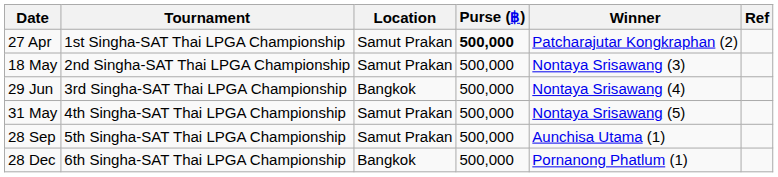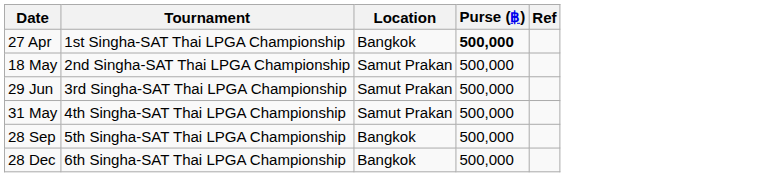- column: (635, 17)
(405, 41) Samut Prakan -> (386, 41) Bangkok
(386, 89) Bangkok -> (405, 89) Samut Prakan
(405, 137) Samut Prakan -> (386, 137) Bangkok
